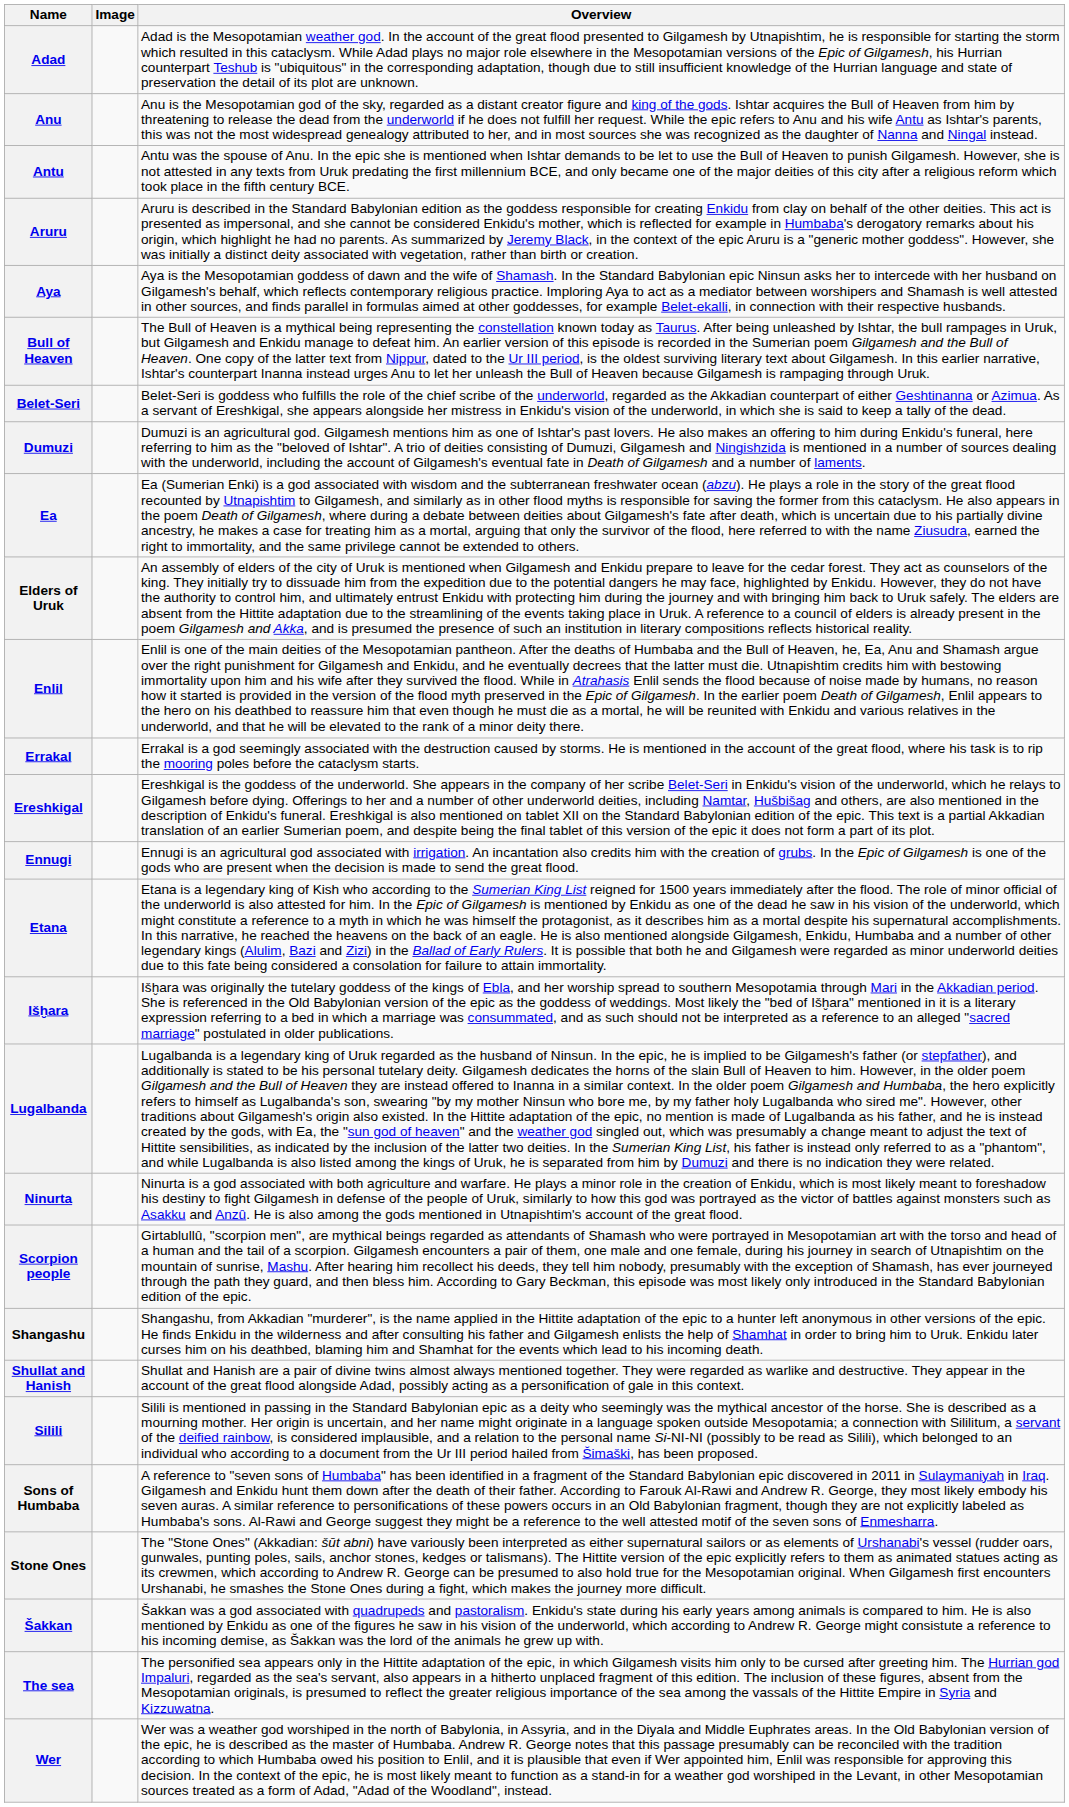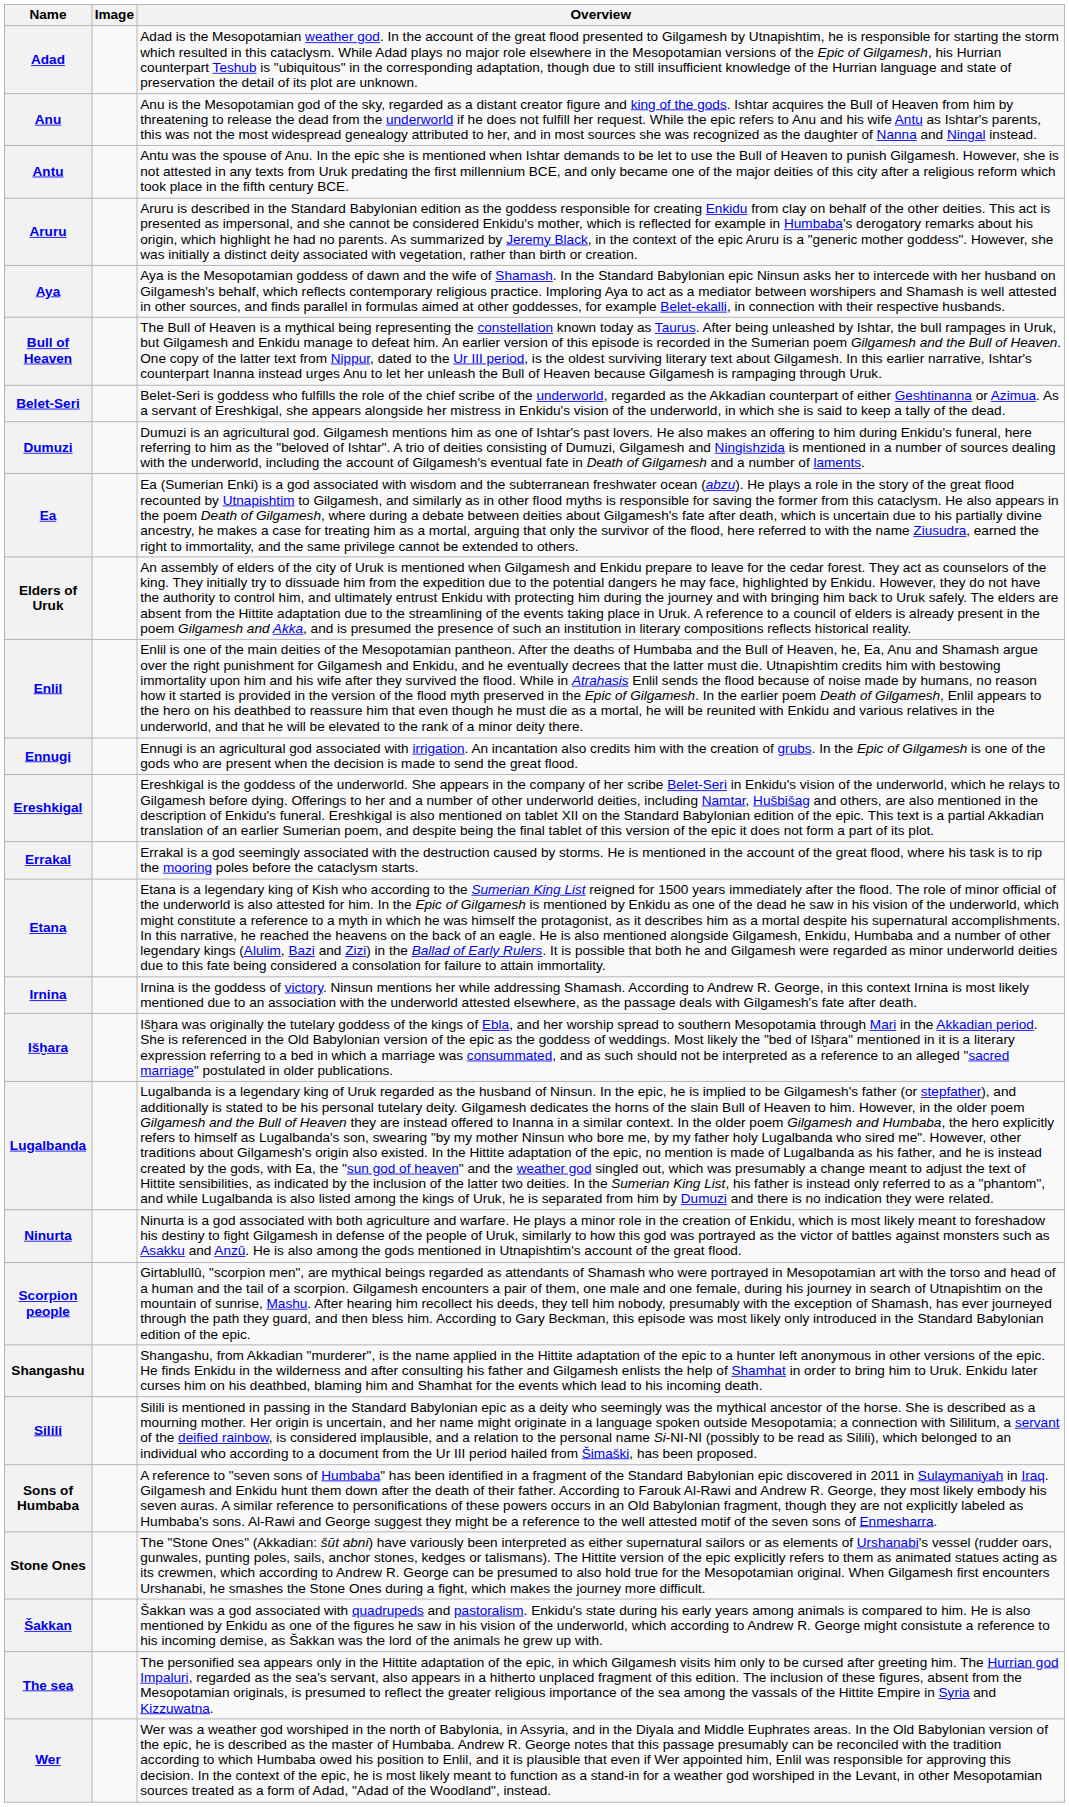rows swapped: (48, 860) <-> (48, 756)
+ row: (48, 995)
- row: (48, 1378)
